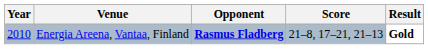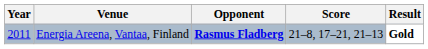(19, 34) 2010 -> (19, 34) 2011
